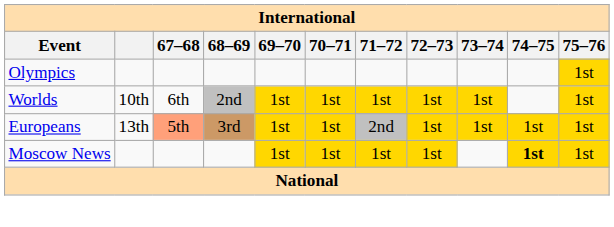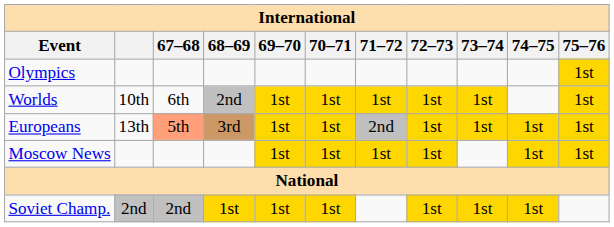(533, 153) bold -> (533, 153) normal
+ row: (59, 208)
